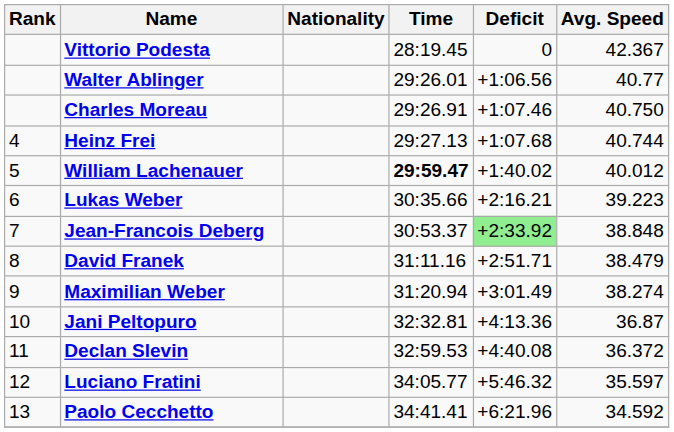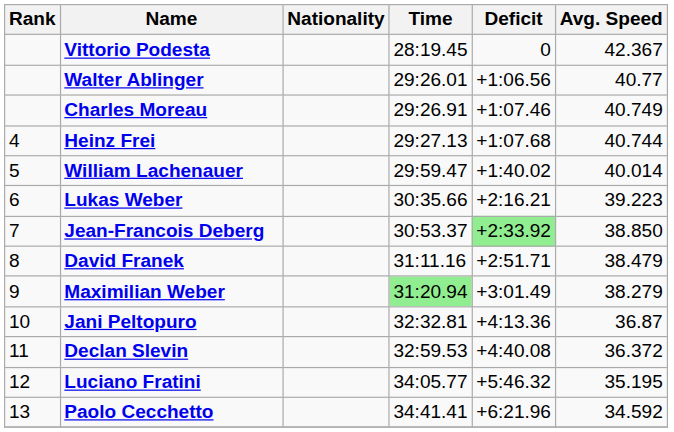(635, 110) 40.750 -> (634, 110) 40.749
(431, 170) bold -> (430, 170) normal
(635, 170) 40.012 -> (634, 170) 40.014
(635, 230) 38.848 -> (634, 230) 38.850
(430, 291) no background -> (430, 291) lightgreen background
(635, 291) 38.274 -> (634, 291) 38.279
(635, 381) 35.597 -> (634, 381) 35.195
